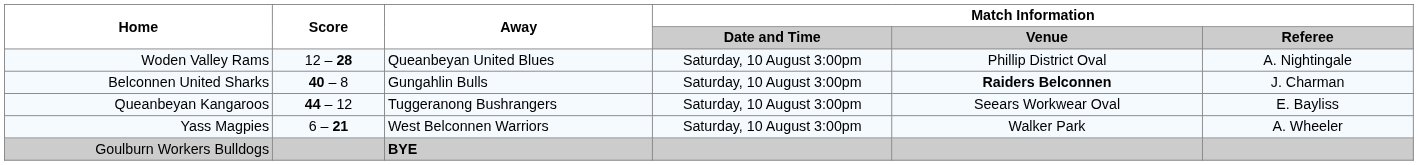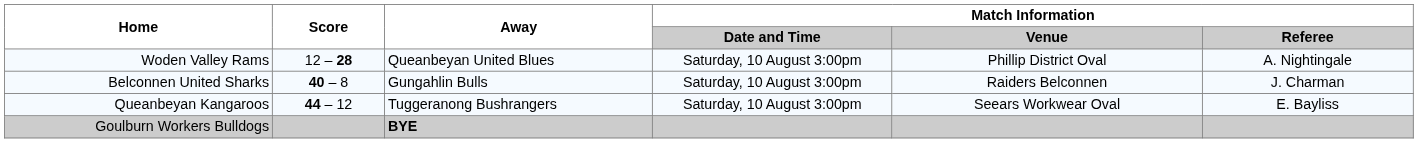(1047, 82) bold -> (1047, 82) normal
- row: (225, 126)
